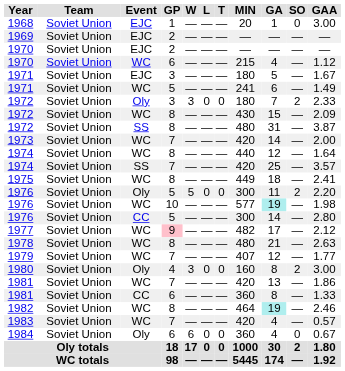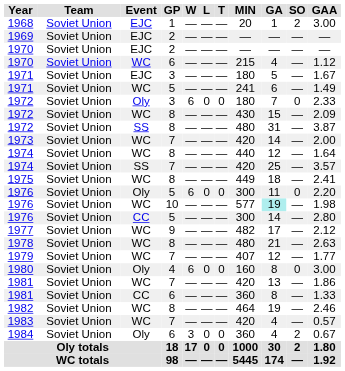(297, 23) 0 -> (297, 23) 2
(191, 101) 3 -> (191, 101) 6
(297, 101) 2 -> (297, 101) 0
(191, 192) 5 -> (191, 192) 6
(297, 192) 2 -> (297, 192) 0
(172, 230) pink background -> (172, 230) no background
(191, 269) 3 -> (191, 269) 6
(297, 269) 2 -> (297, 269) 0
(274, 308) paleturquoise background -> (274, 308) no background
(191, 334) 6 -> (191, 334) 3
(297, 334) 0 -> (297, 334) 2
